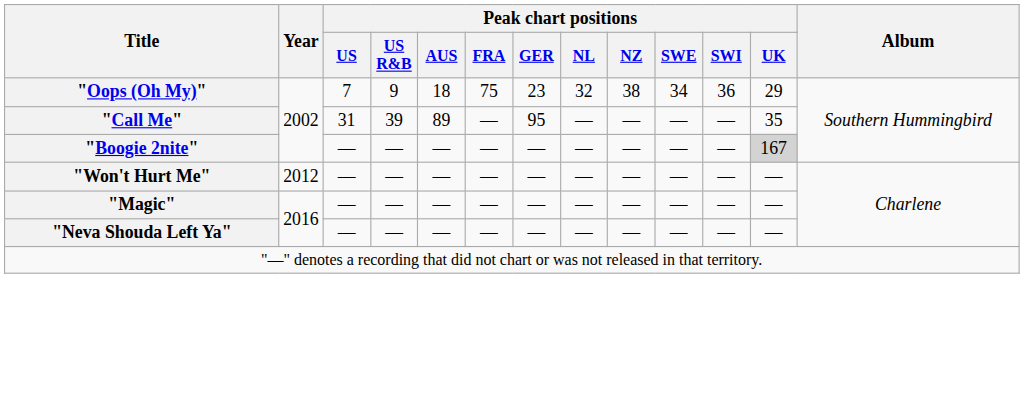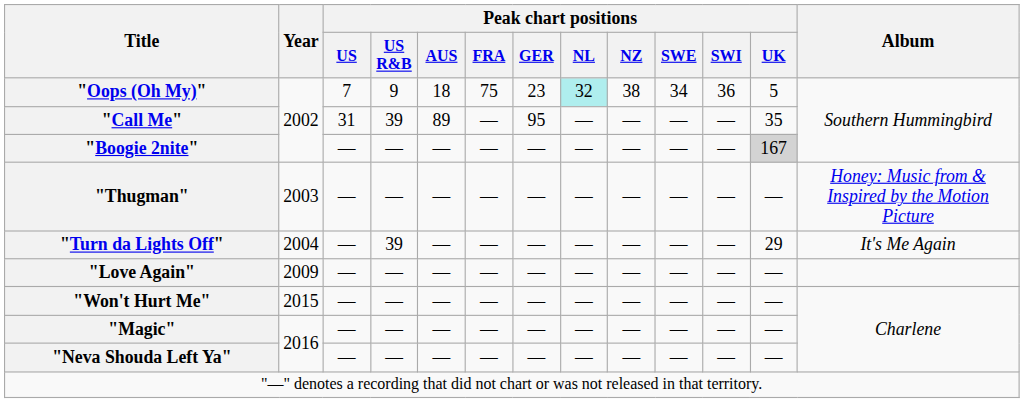(584, 91) no background -> (584, 91) paleturquoise background
(774, 91) 29 -> (774, 91) 5
+ row: (142, 196)
+ row: (142, 244)
+ row: (142, 272)
(301, 176) 2012 -> (301, 300) 2015
